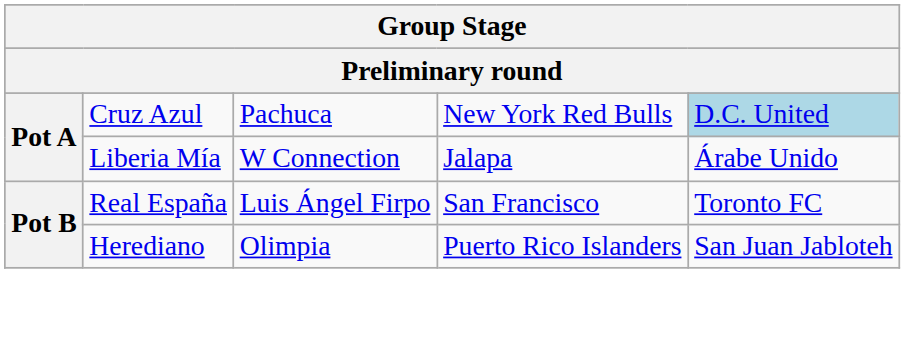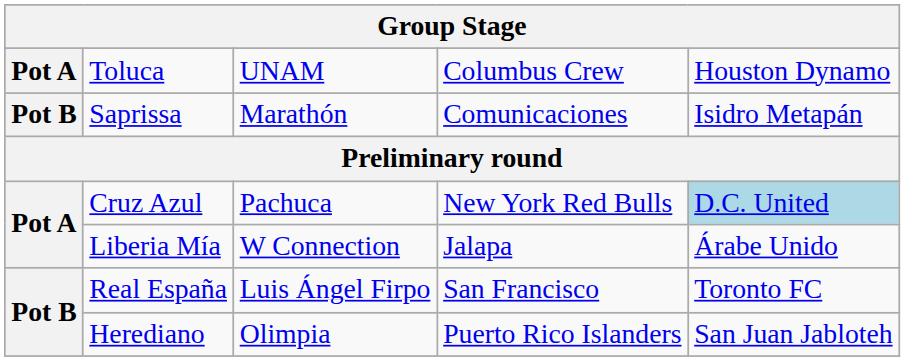+ row: (127, 70)
+ row: (135, 114)
